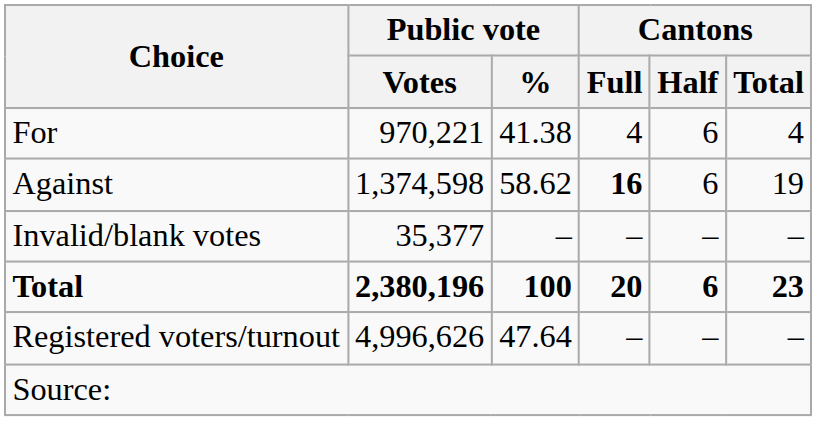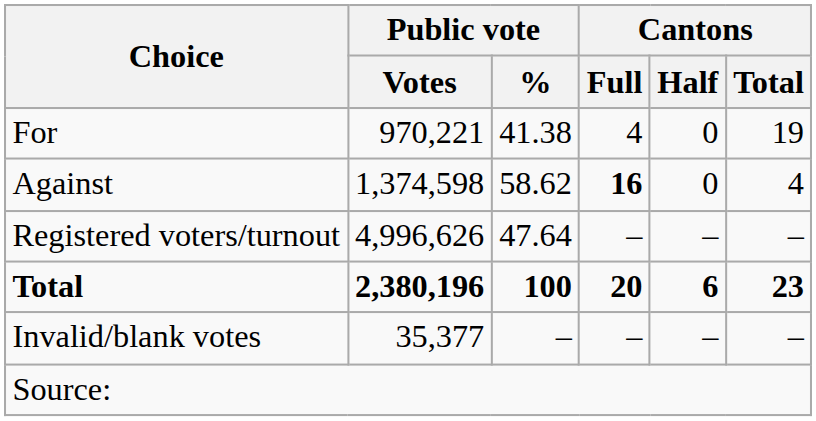(710, 132) 6 -> (710, 132) 0
(796, 132) 4 -> (788, 132) 19
(710, 183) 6 -> (710, 183) 0
(788, 183) 19 -> (796, 183) 4
rows swapped: (137, 235) <-> (176, 337)
